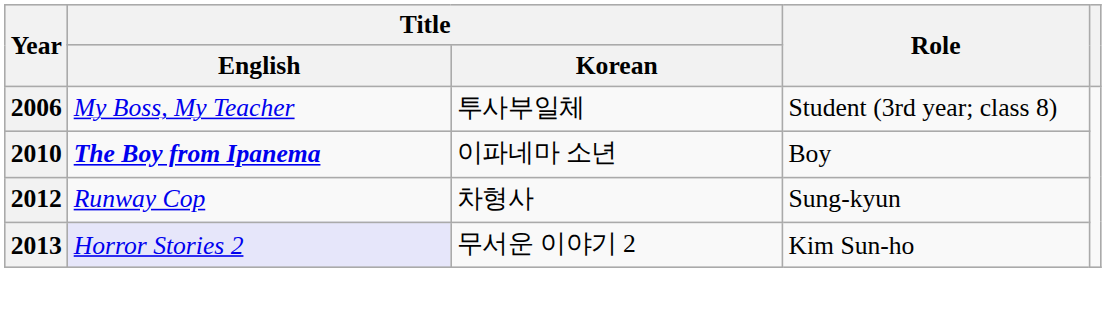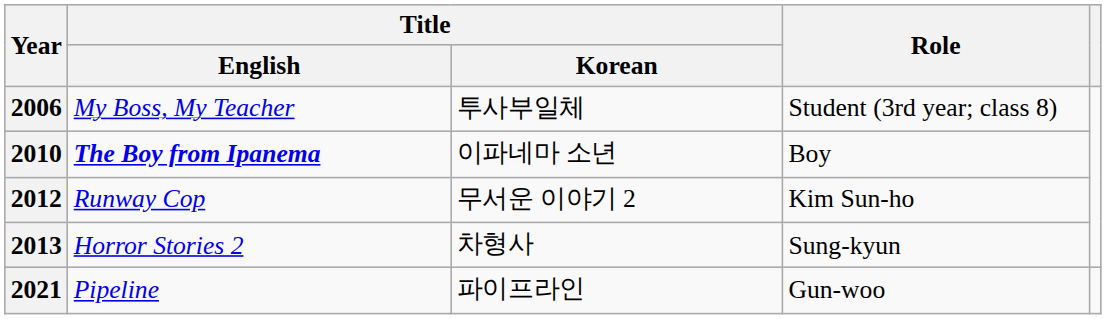(495, 198) 차형사 -> (546, 198) 무서운 이야기 2
(845, 199) Sung-kyun -> (851, 199) Kim Sun-ho
(159, 244) lavender background -> (159, 244) no background
(546, 243) 무서운 이야기 2 -> (495, 243) 차형사
(851, 244) Kim Sun-ho -> (845, 244) Sung-kyun
+ row: (36, 290)
